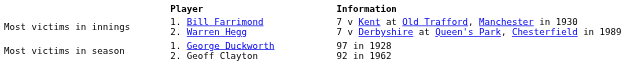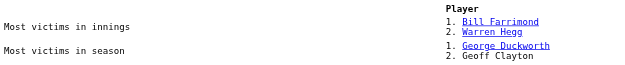- column: (367, 8)
